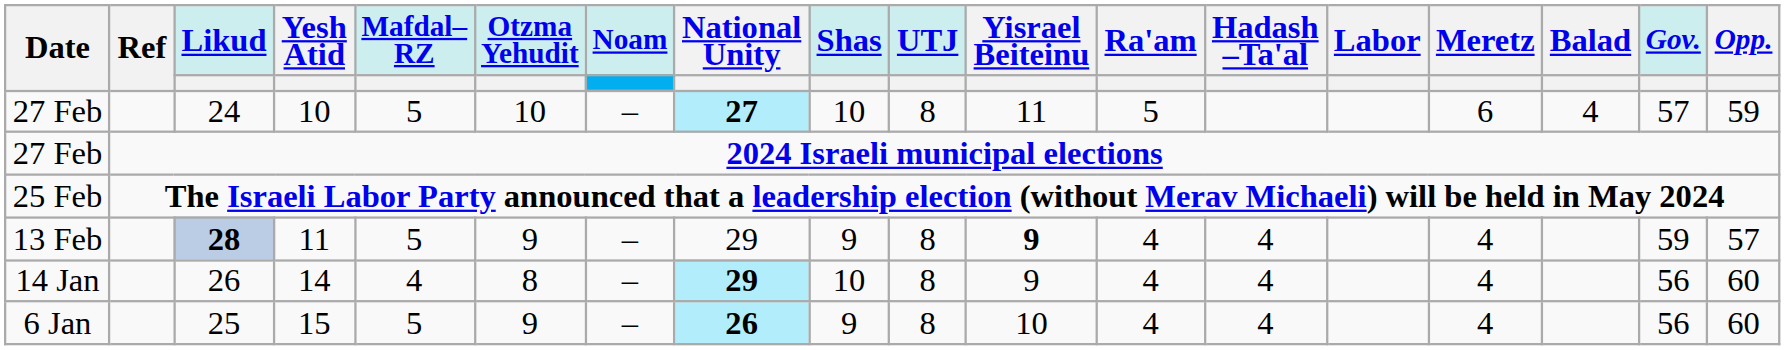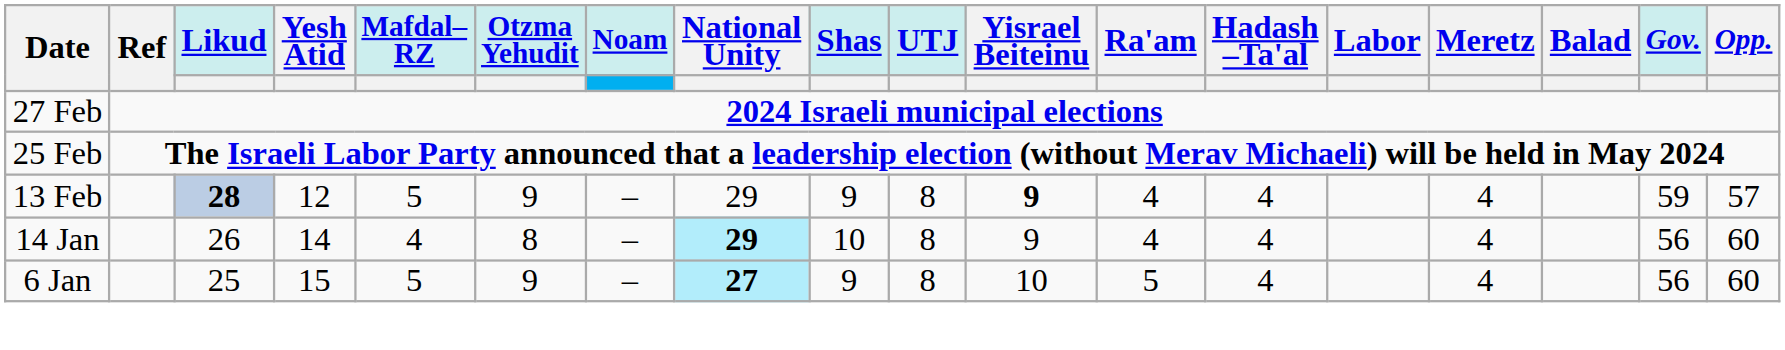- row: (224, 111)
(314, 239) 11 -> (314, 196) 12
(742, 323) 26 -> (742, 281) 27
(1151, 323) 4 -> (1151, 281) 5
